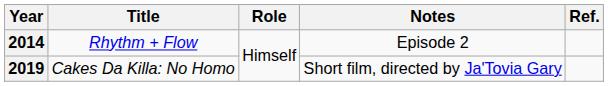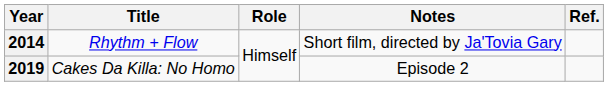(433, 42) Episode 2 -> (433, 42) Short film, directed by Ja'Tovia Gary
(433, 68) Short film, directed by Ja'Tovia Gary -> (433, 68) Episode 2
